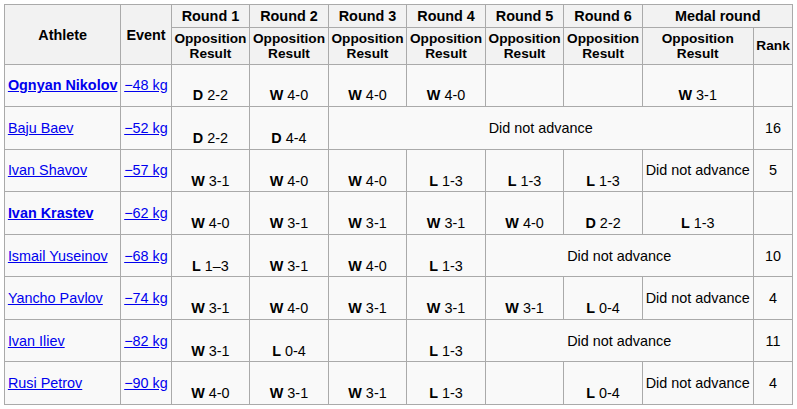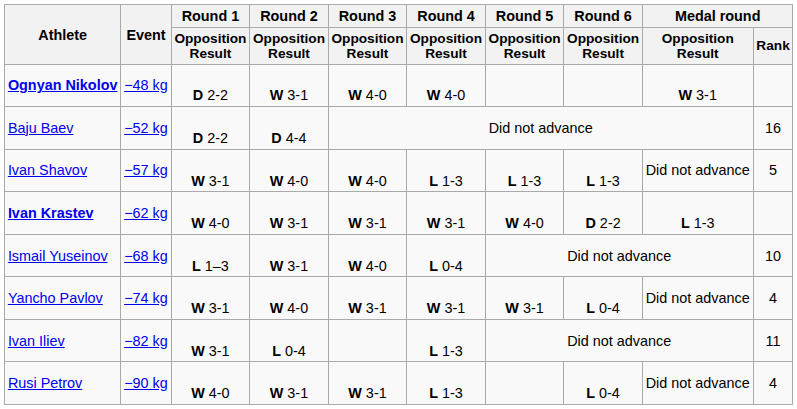(289, 95) W 4-0 -> (289, 95) W 3-1
(446, 265) L 1-3 -> (446, 265) L 0-4
